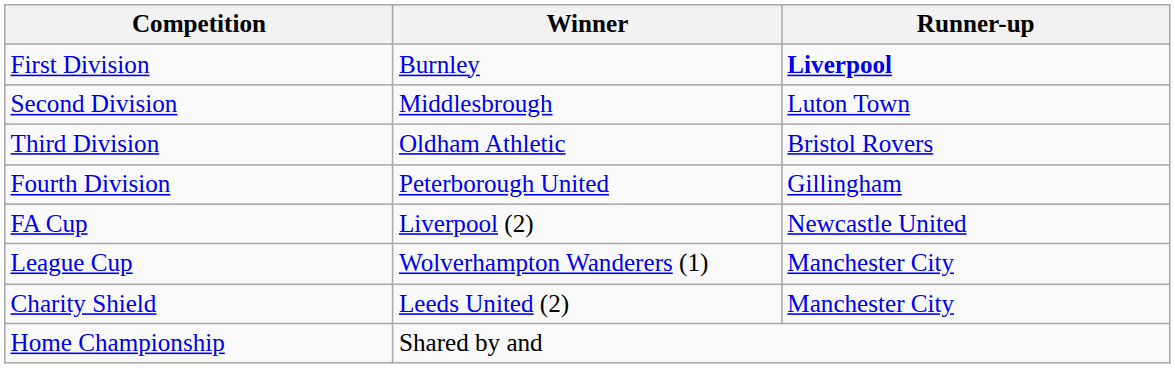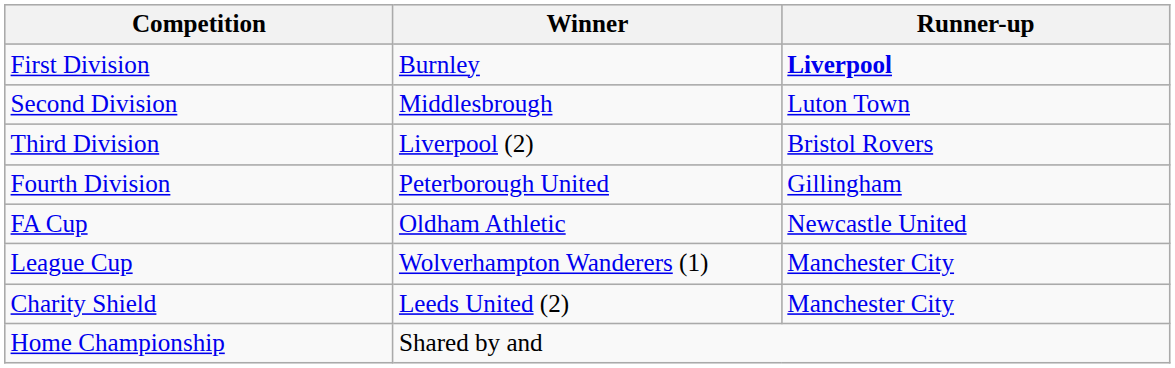(482, 143) Oldham Athletic -> (466, 143) Liverpool (2)
(466, 223) Liverpool (2) -> (482, 223) Oldham Athletic
